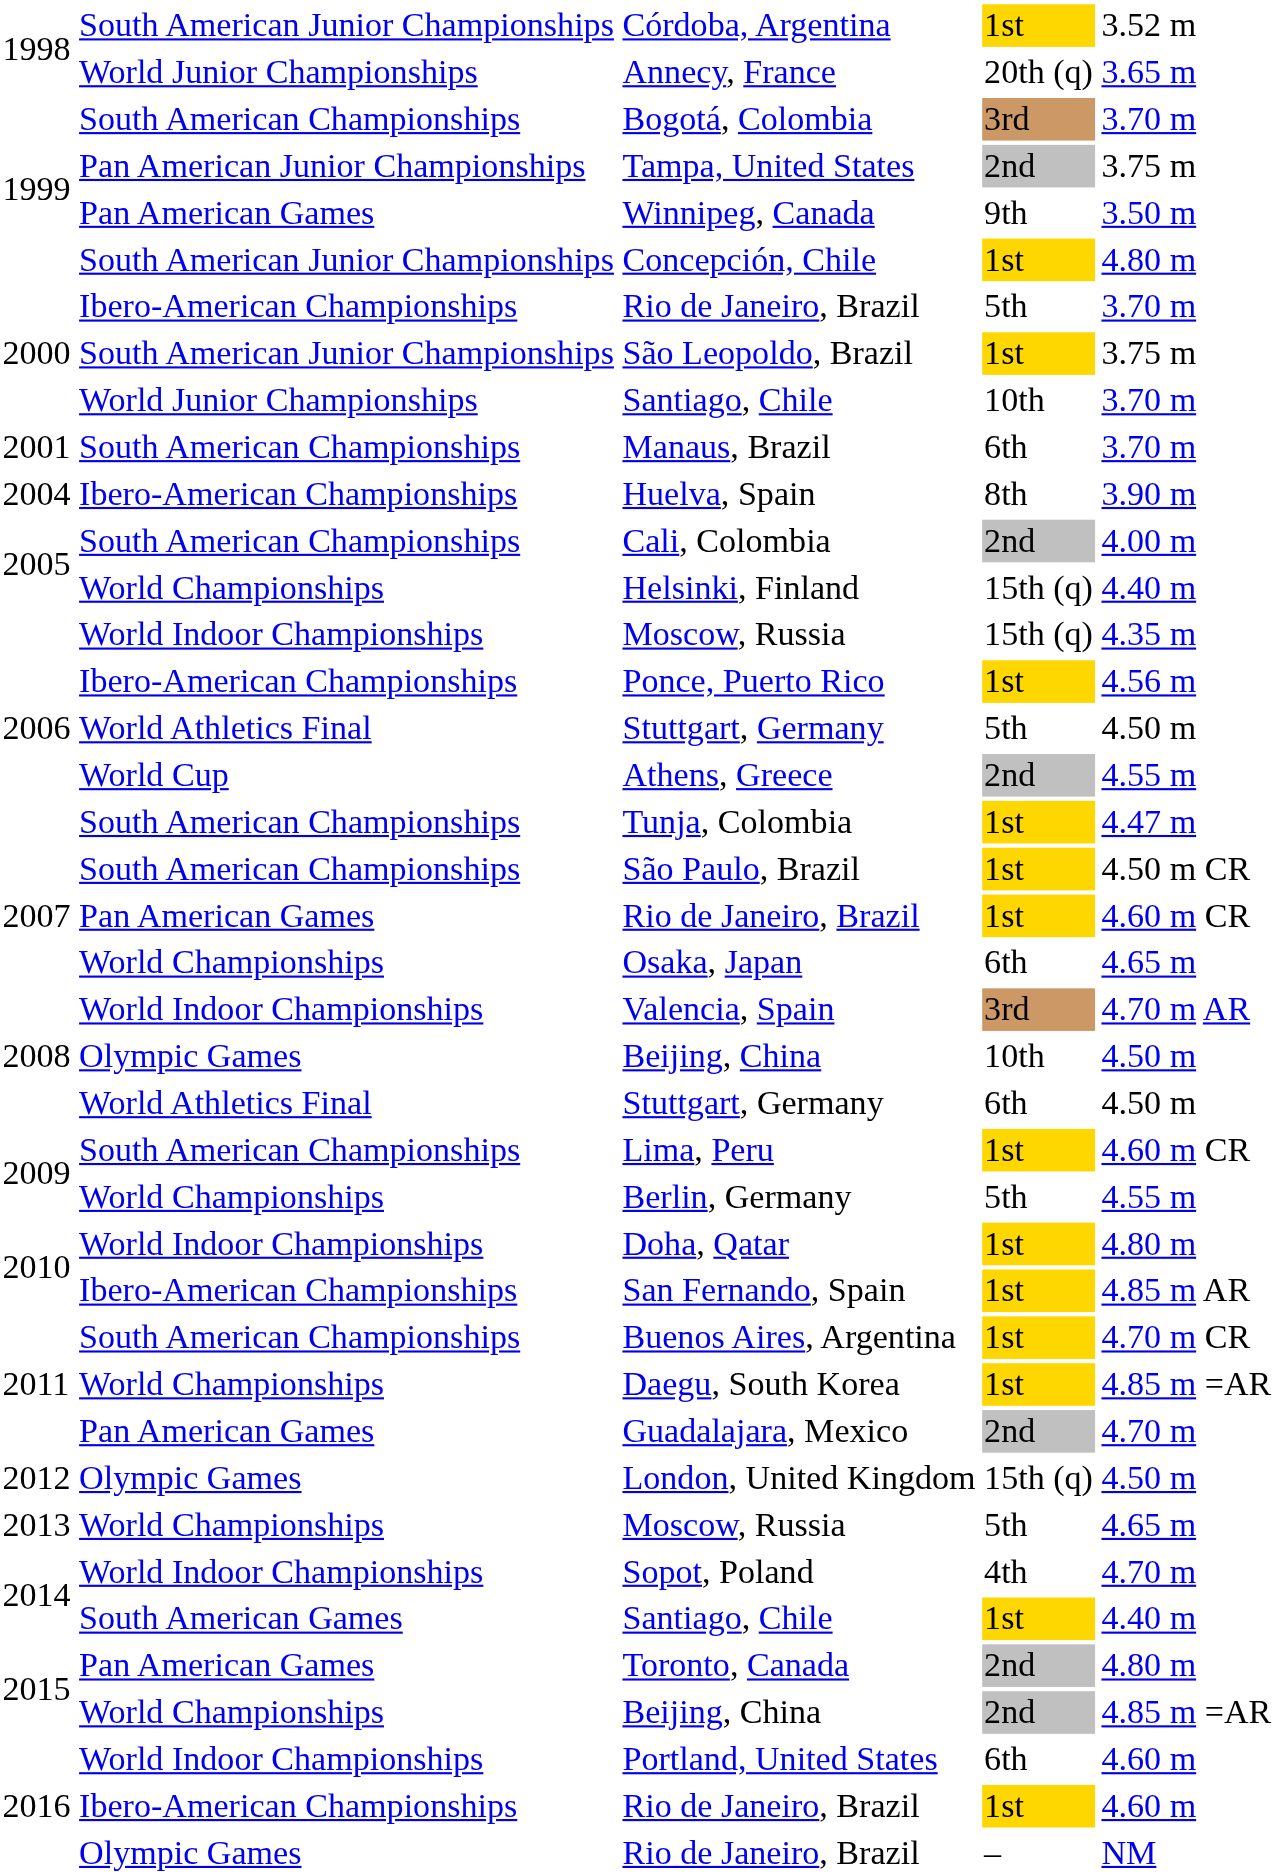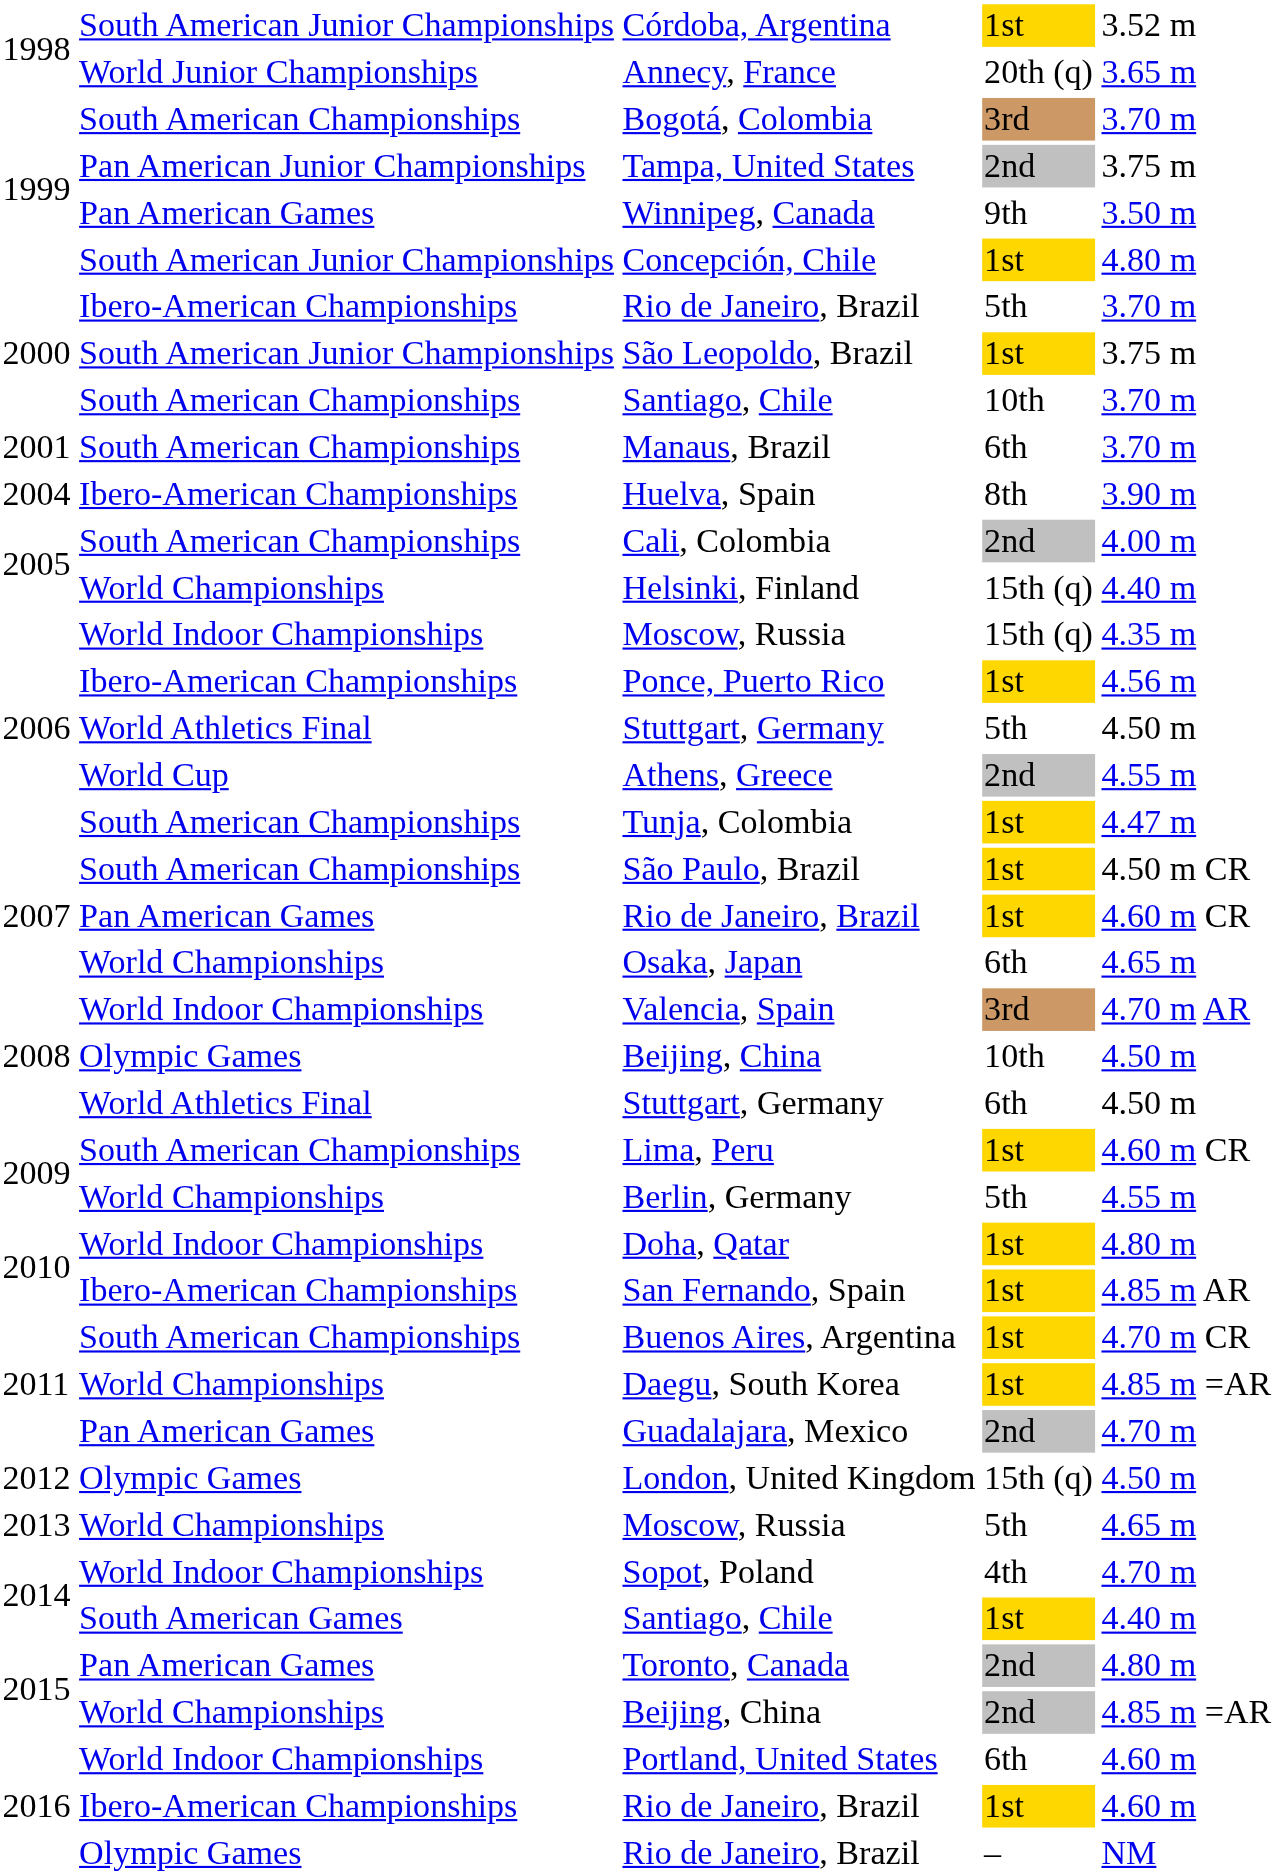(278, 399) World Junior Championships -> (300, 399) South American Championships
